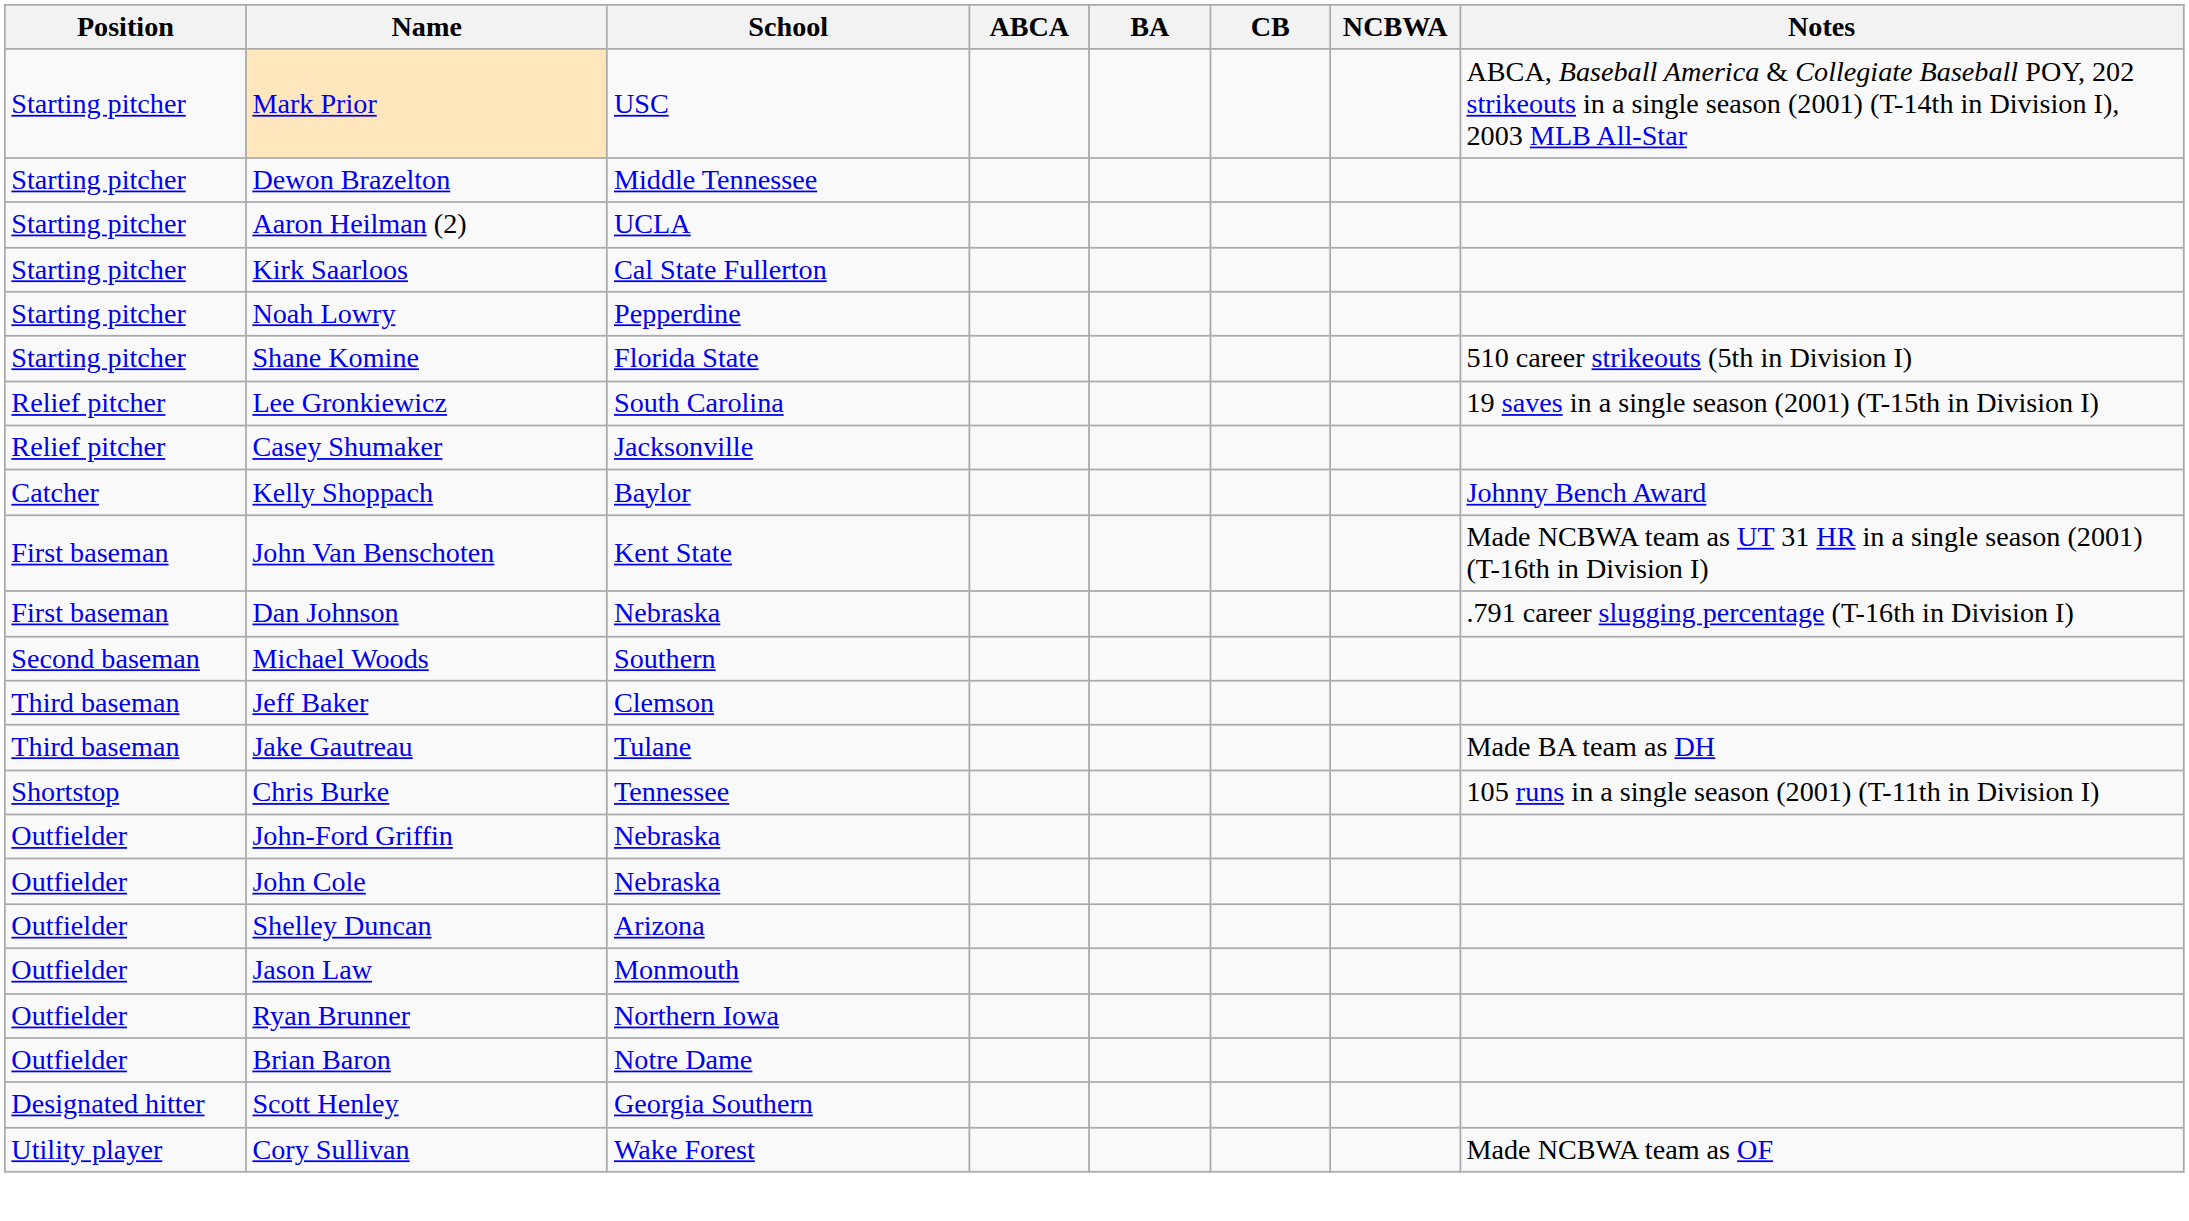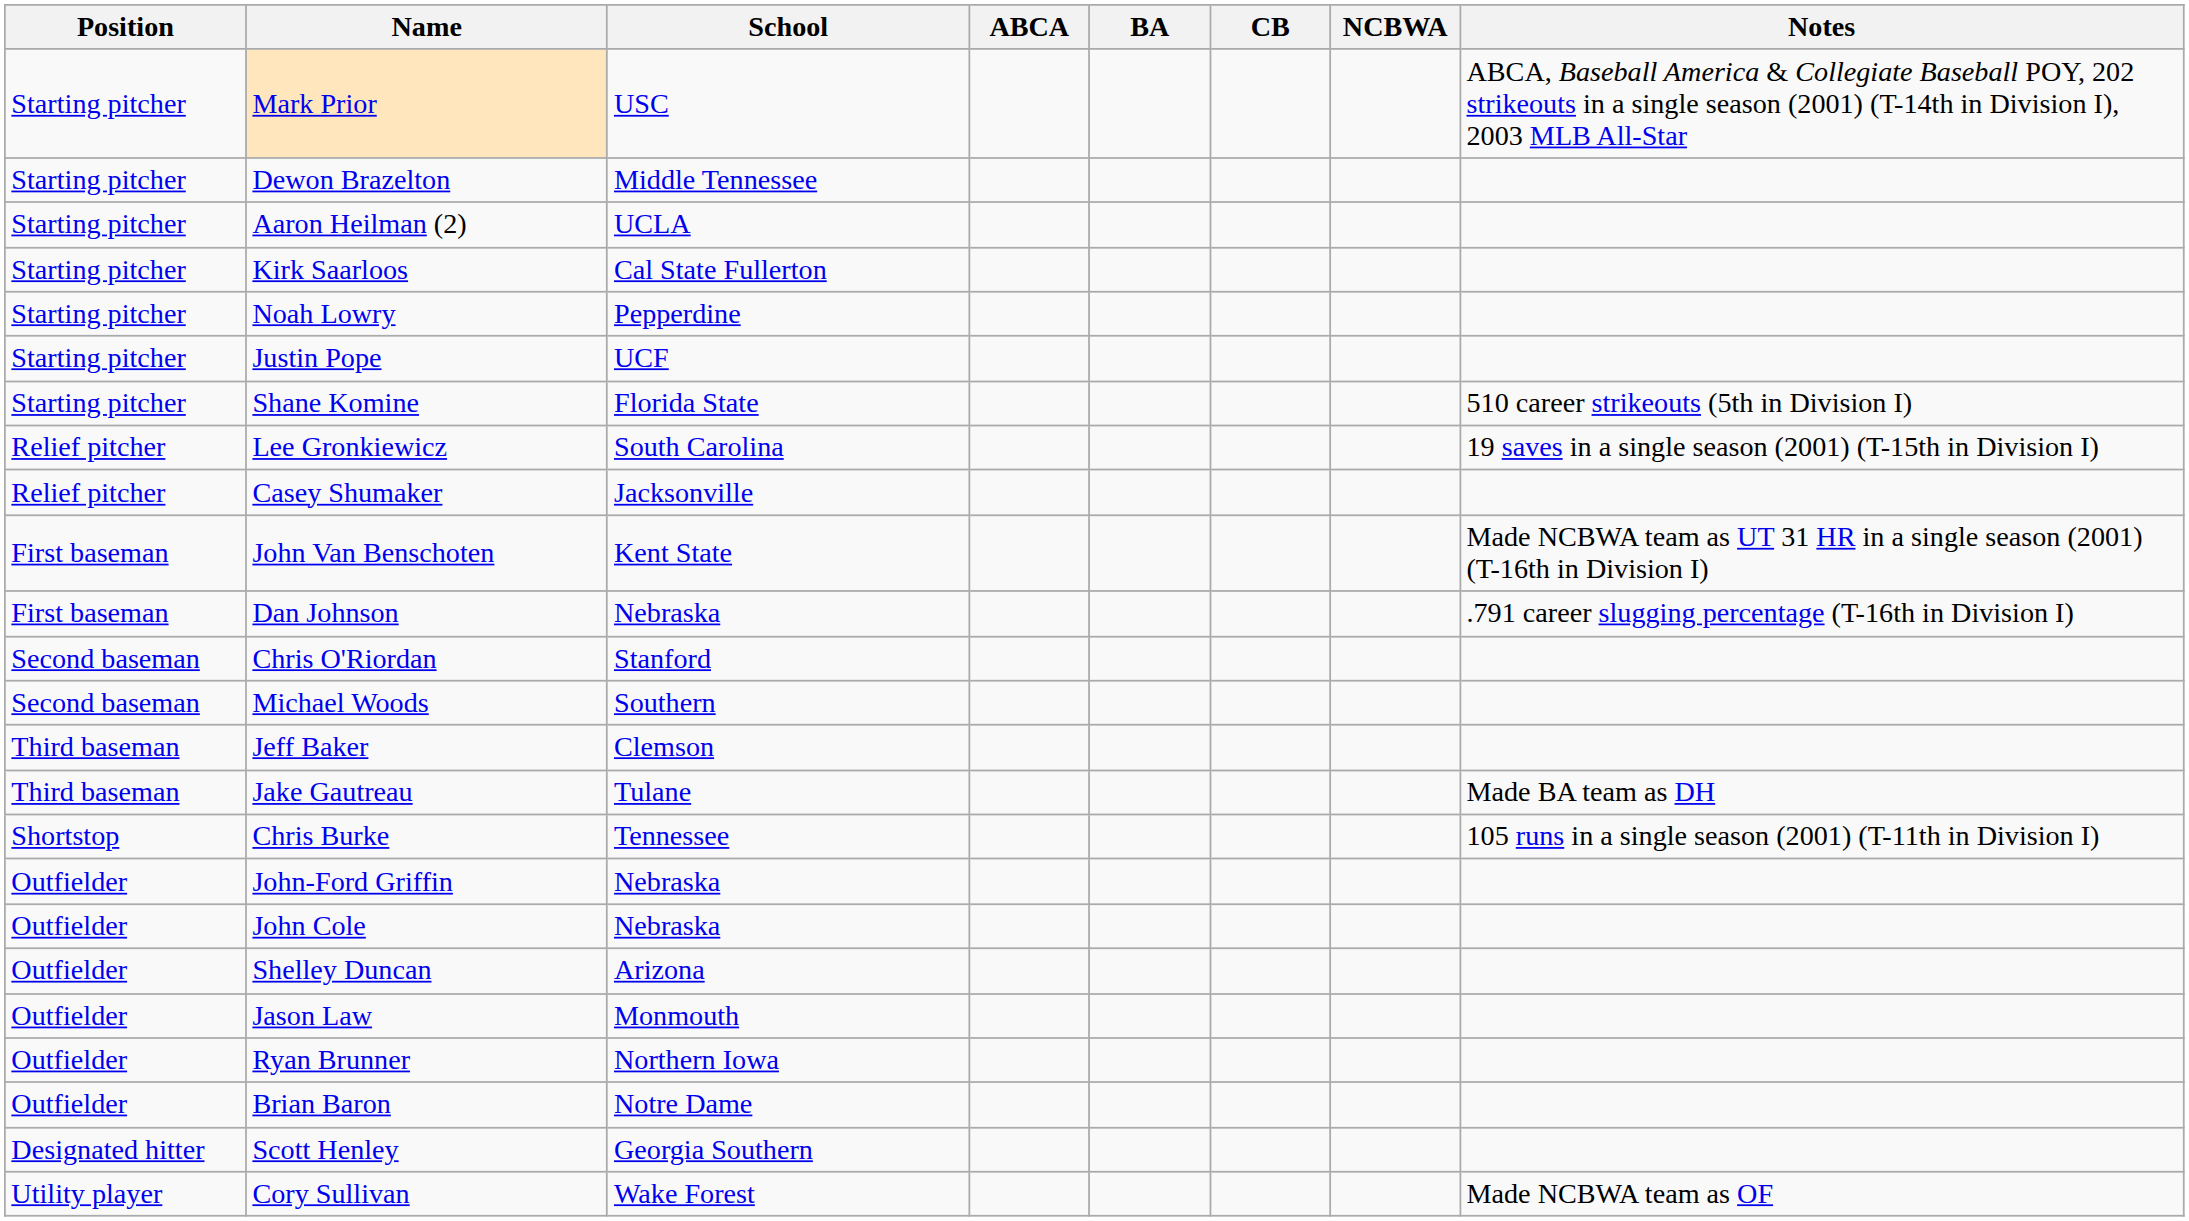+ row: (317, 358)
- row: (343, 492)
+ row: (345, 657)
